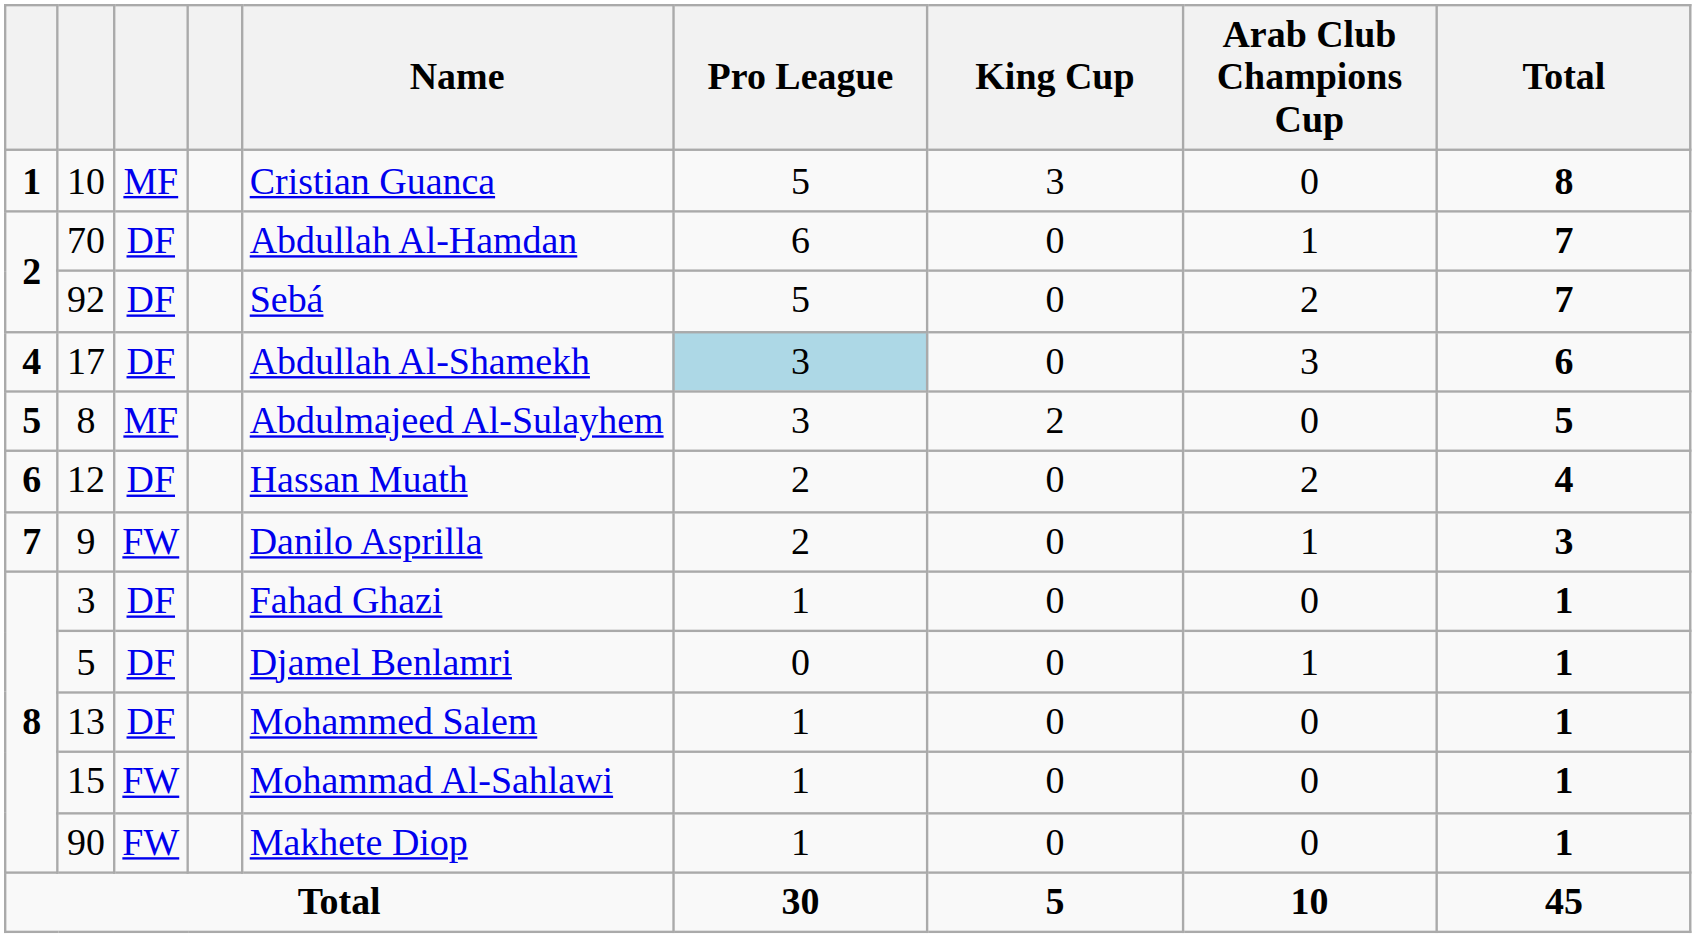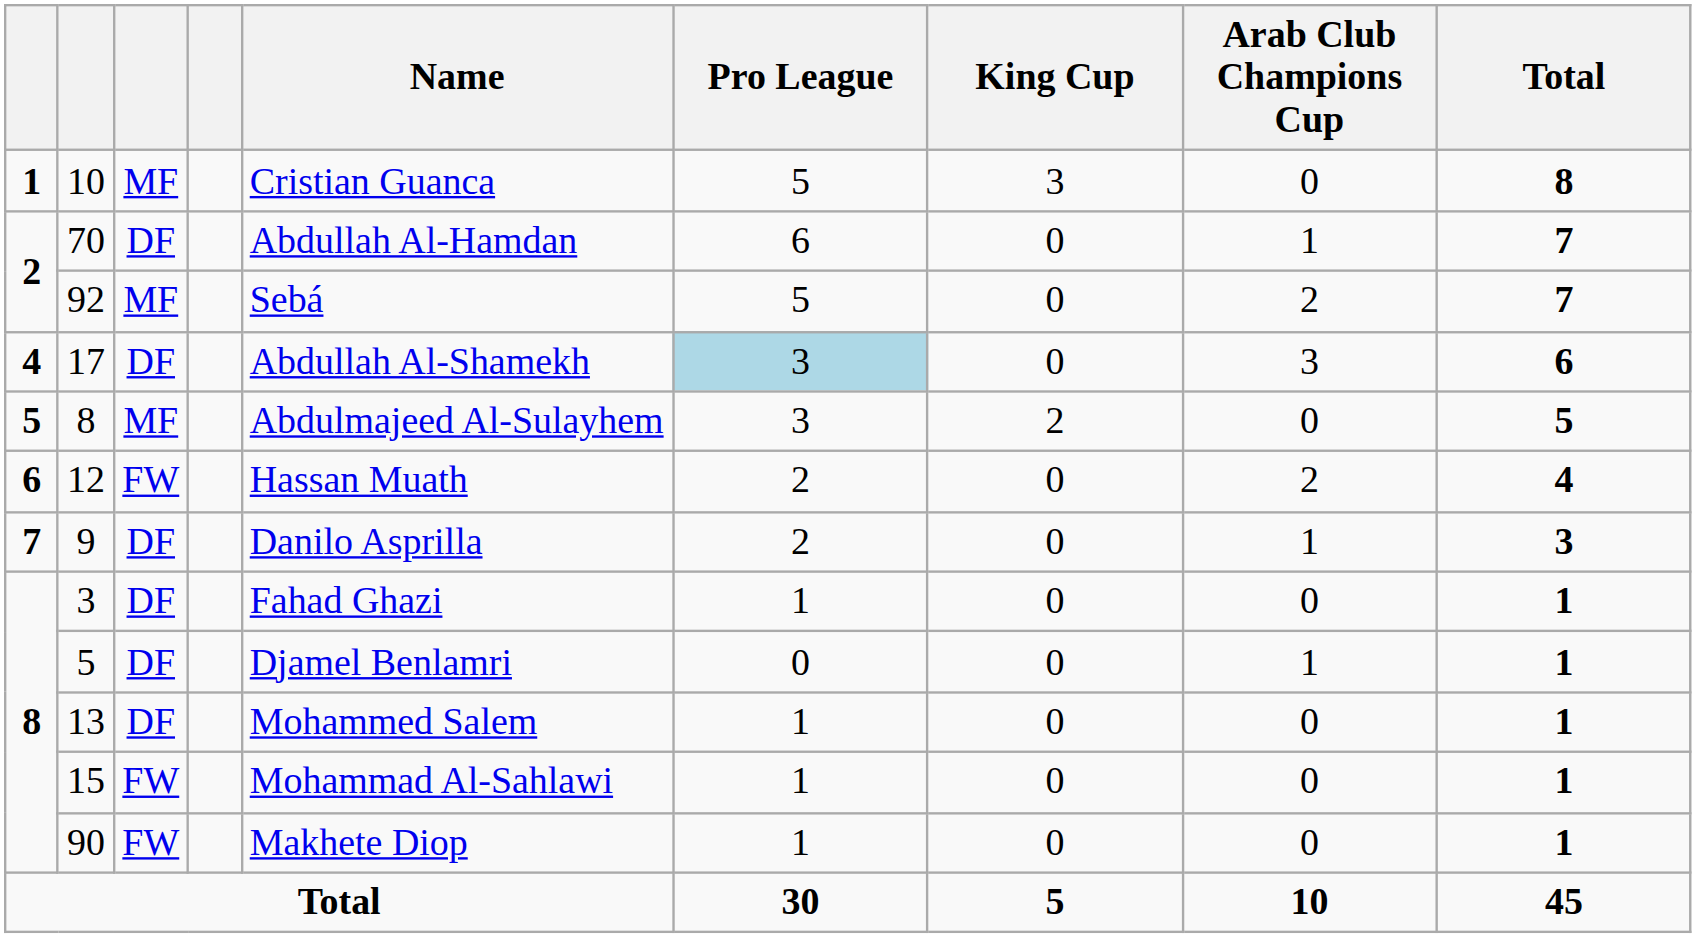(151, 300) DF -> (151, 300) MF
(151, 480) DF -> (151, 480) FW
(151, 540) FW -> (151, 540) DF
